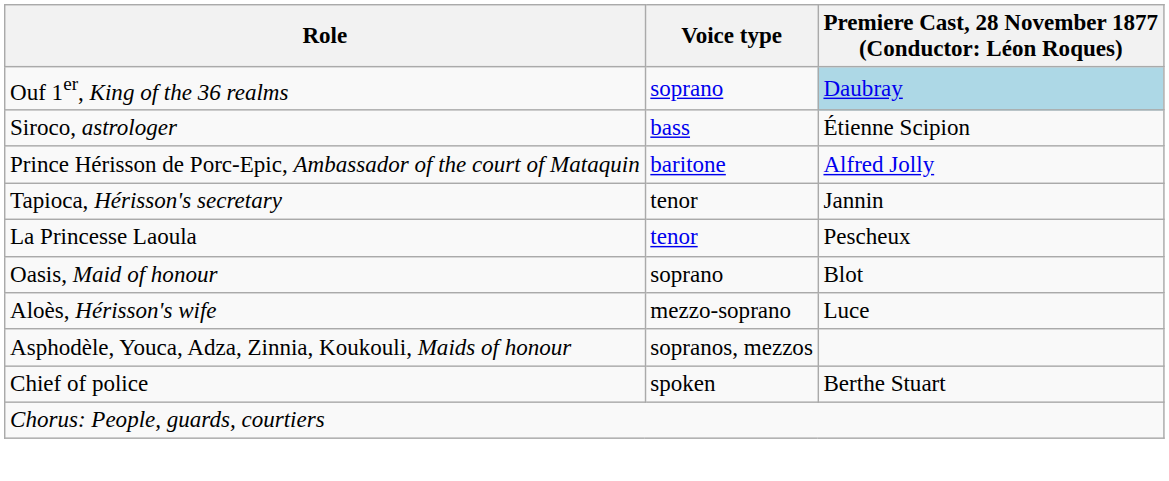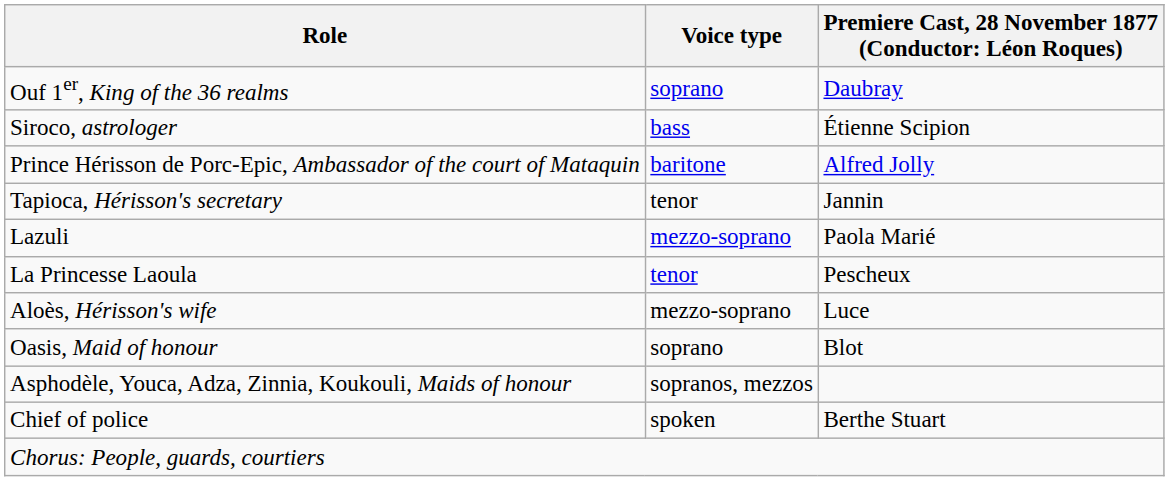(863, 88) lightblue background -> (863, 88) no background
+ row: (39, 237)
rows swapped: (113, 310) <-> (114, 274)
